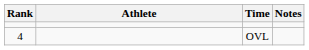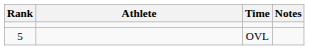(20, 36) 4 -> (20, 36) 5
